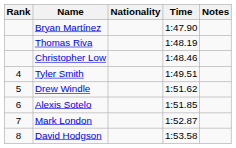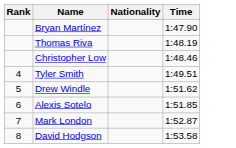- column: (216, 12)
